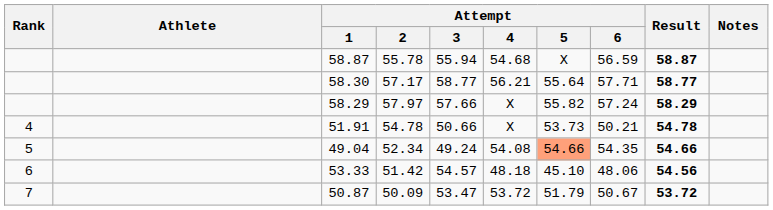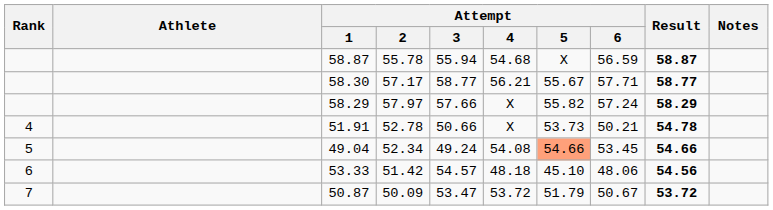(564, 82) 55.64 -> (564, 82) 55.67
(403, 127) 54.78 -> (403, 127) 52.78
(618, 149) 54.35 -> (618, 149) 53.45
